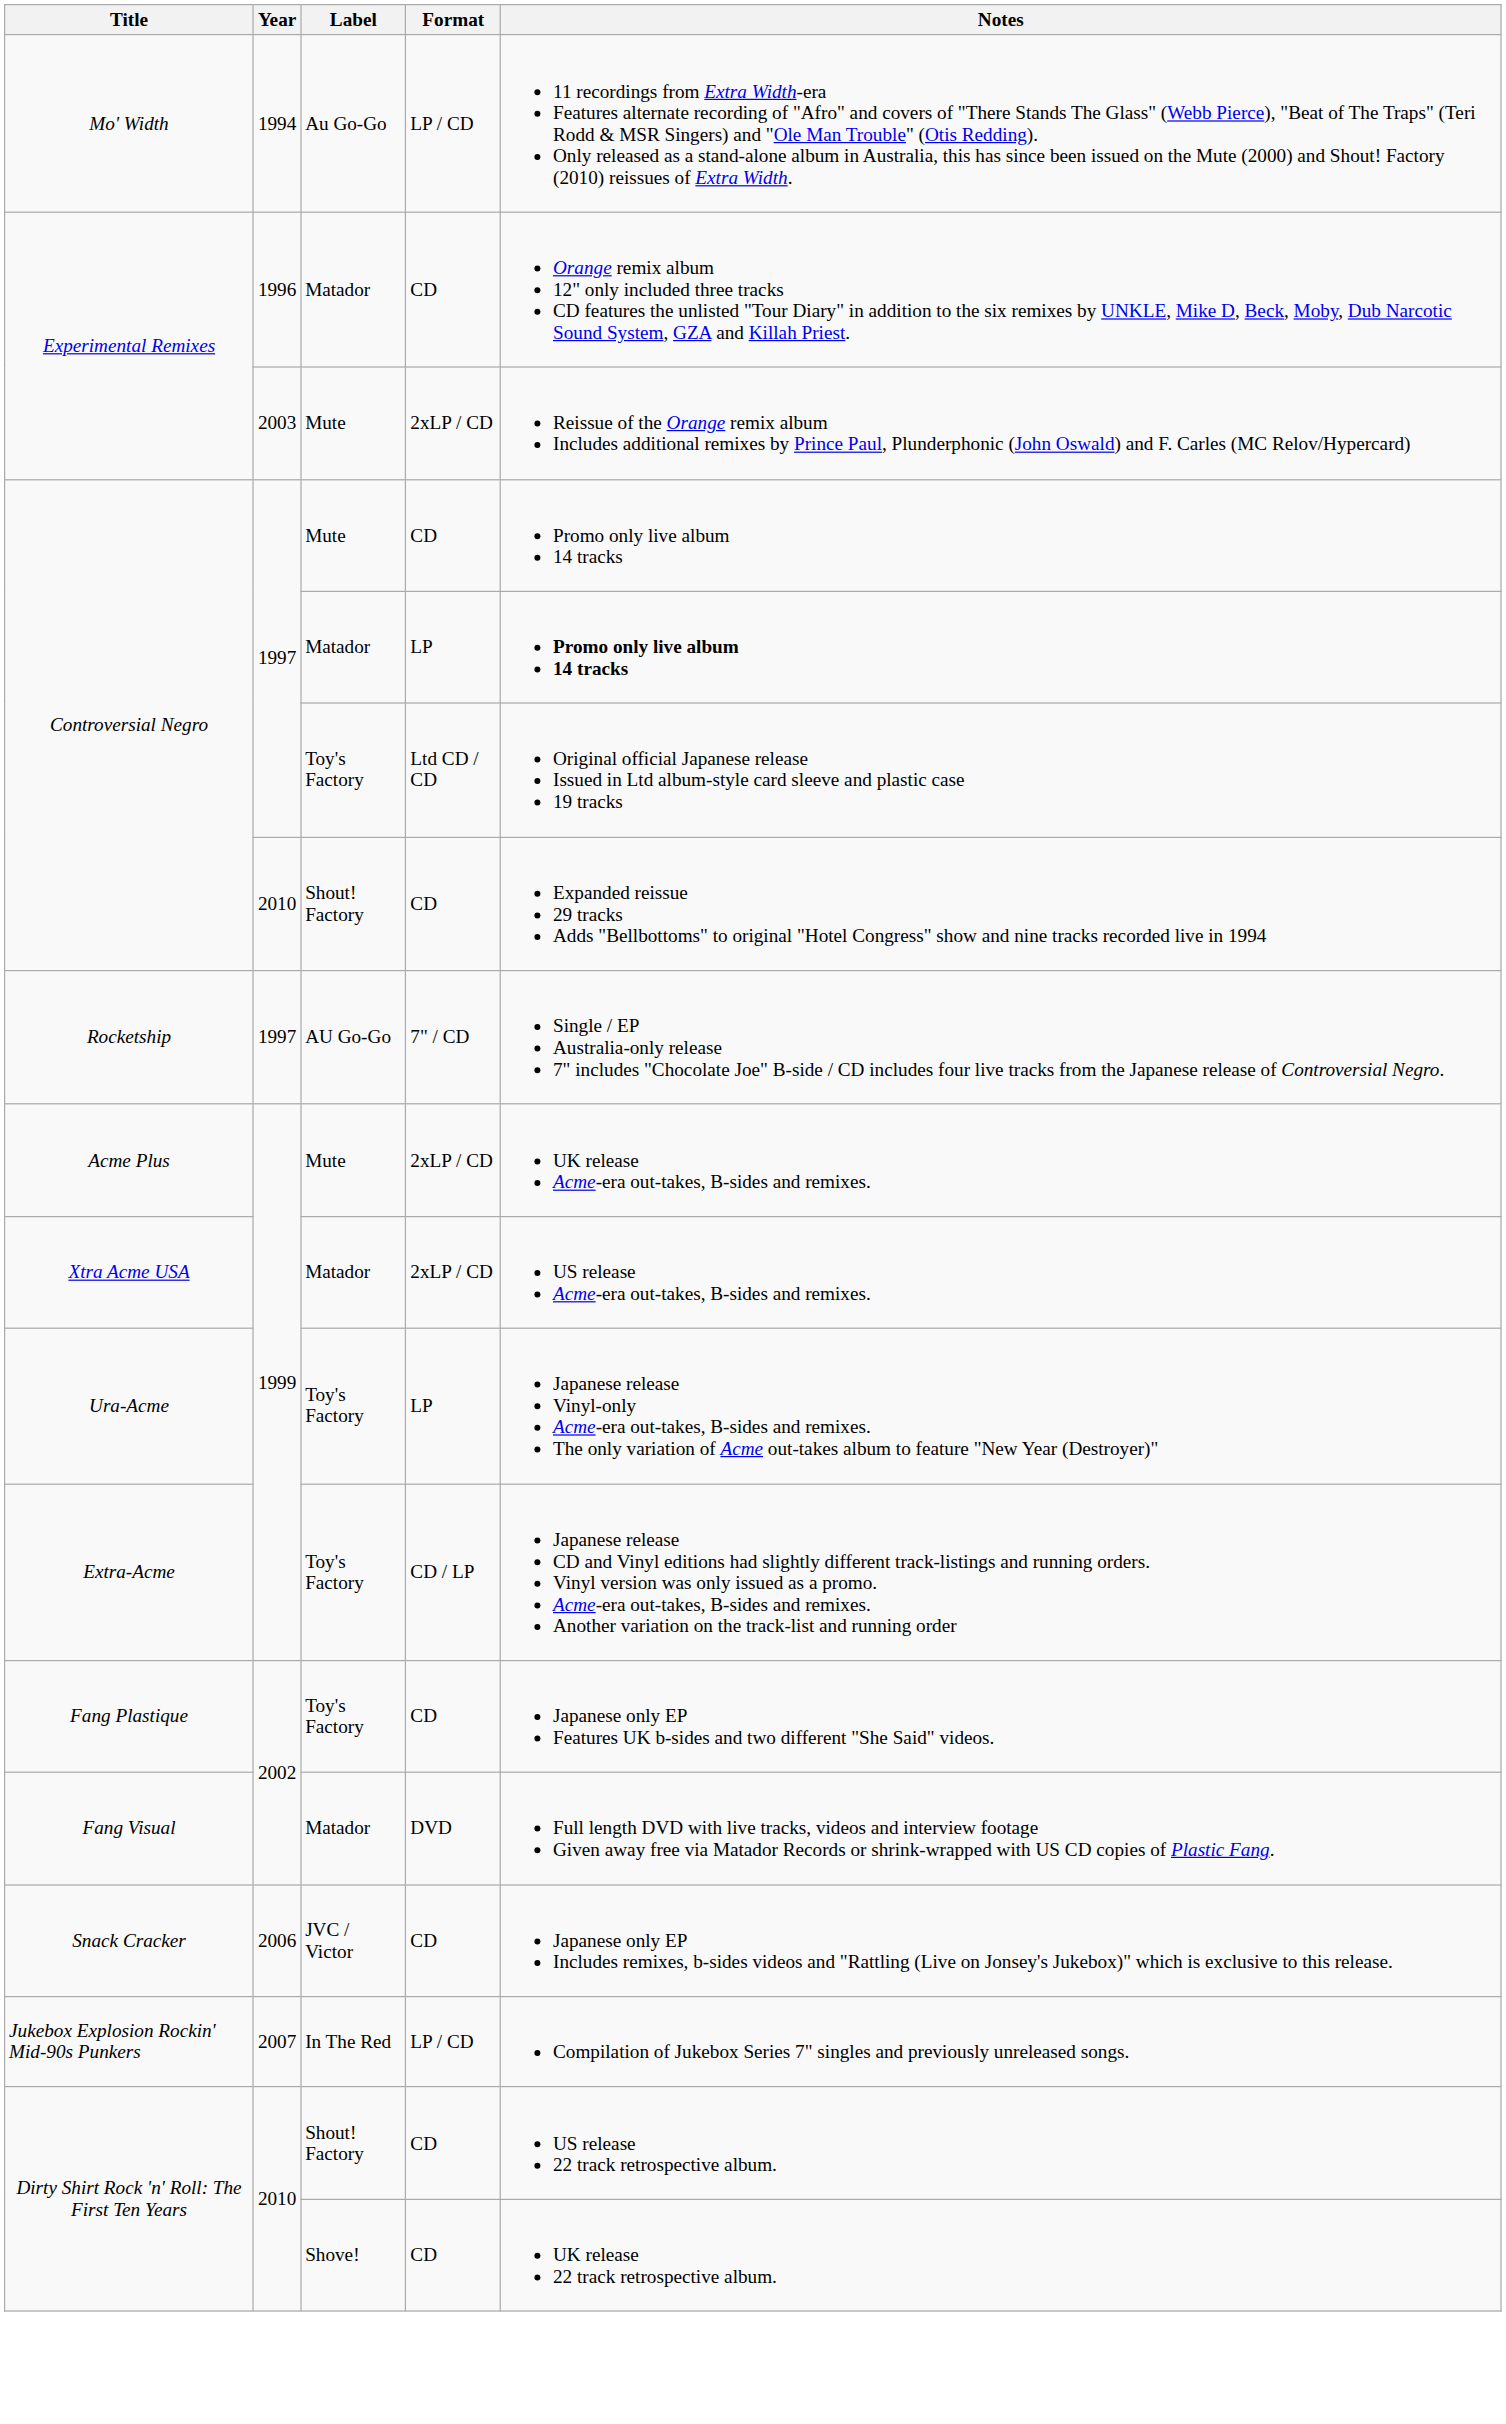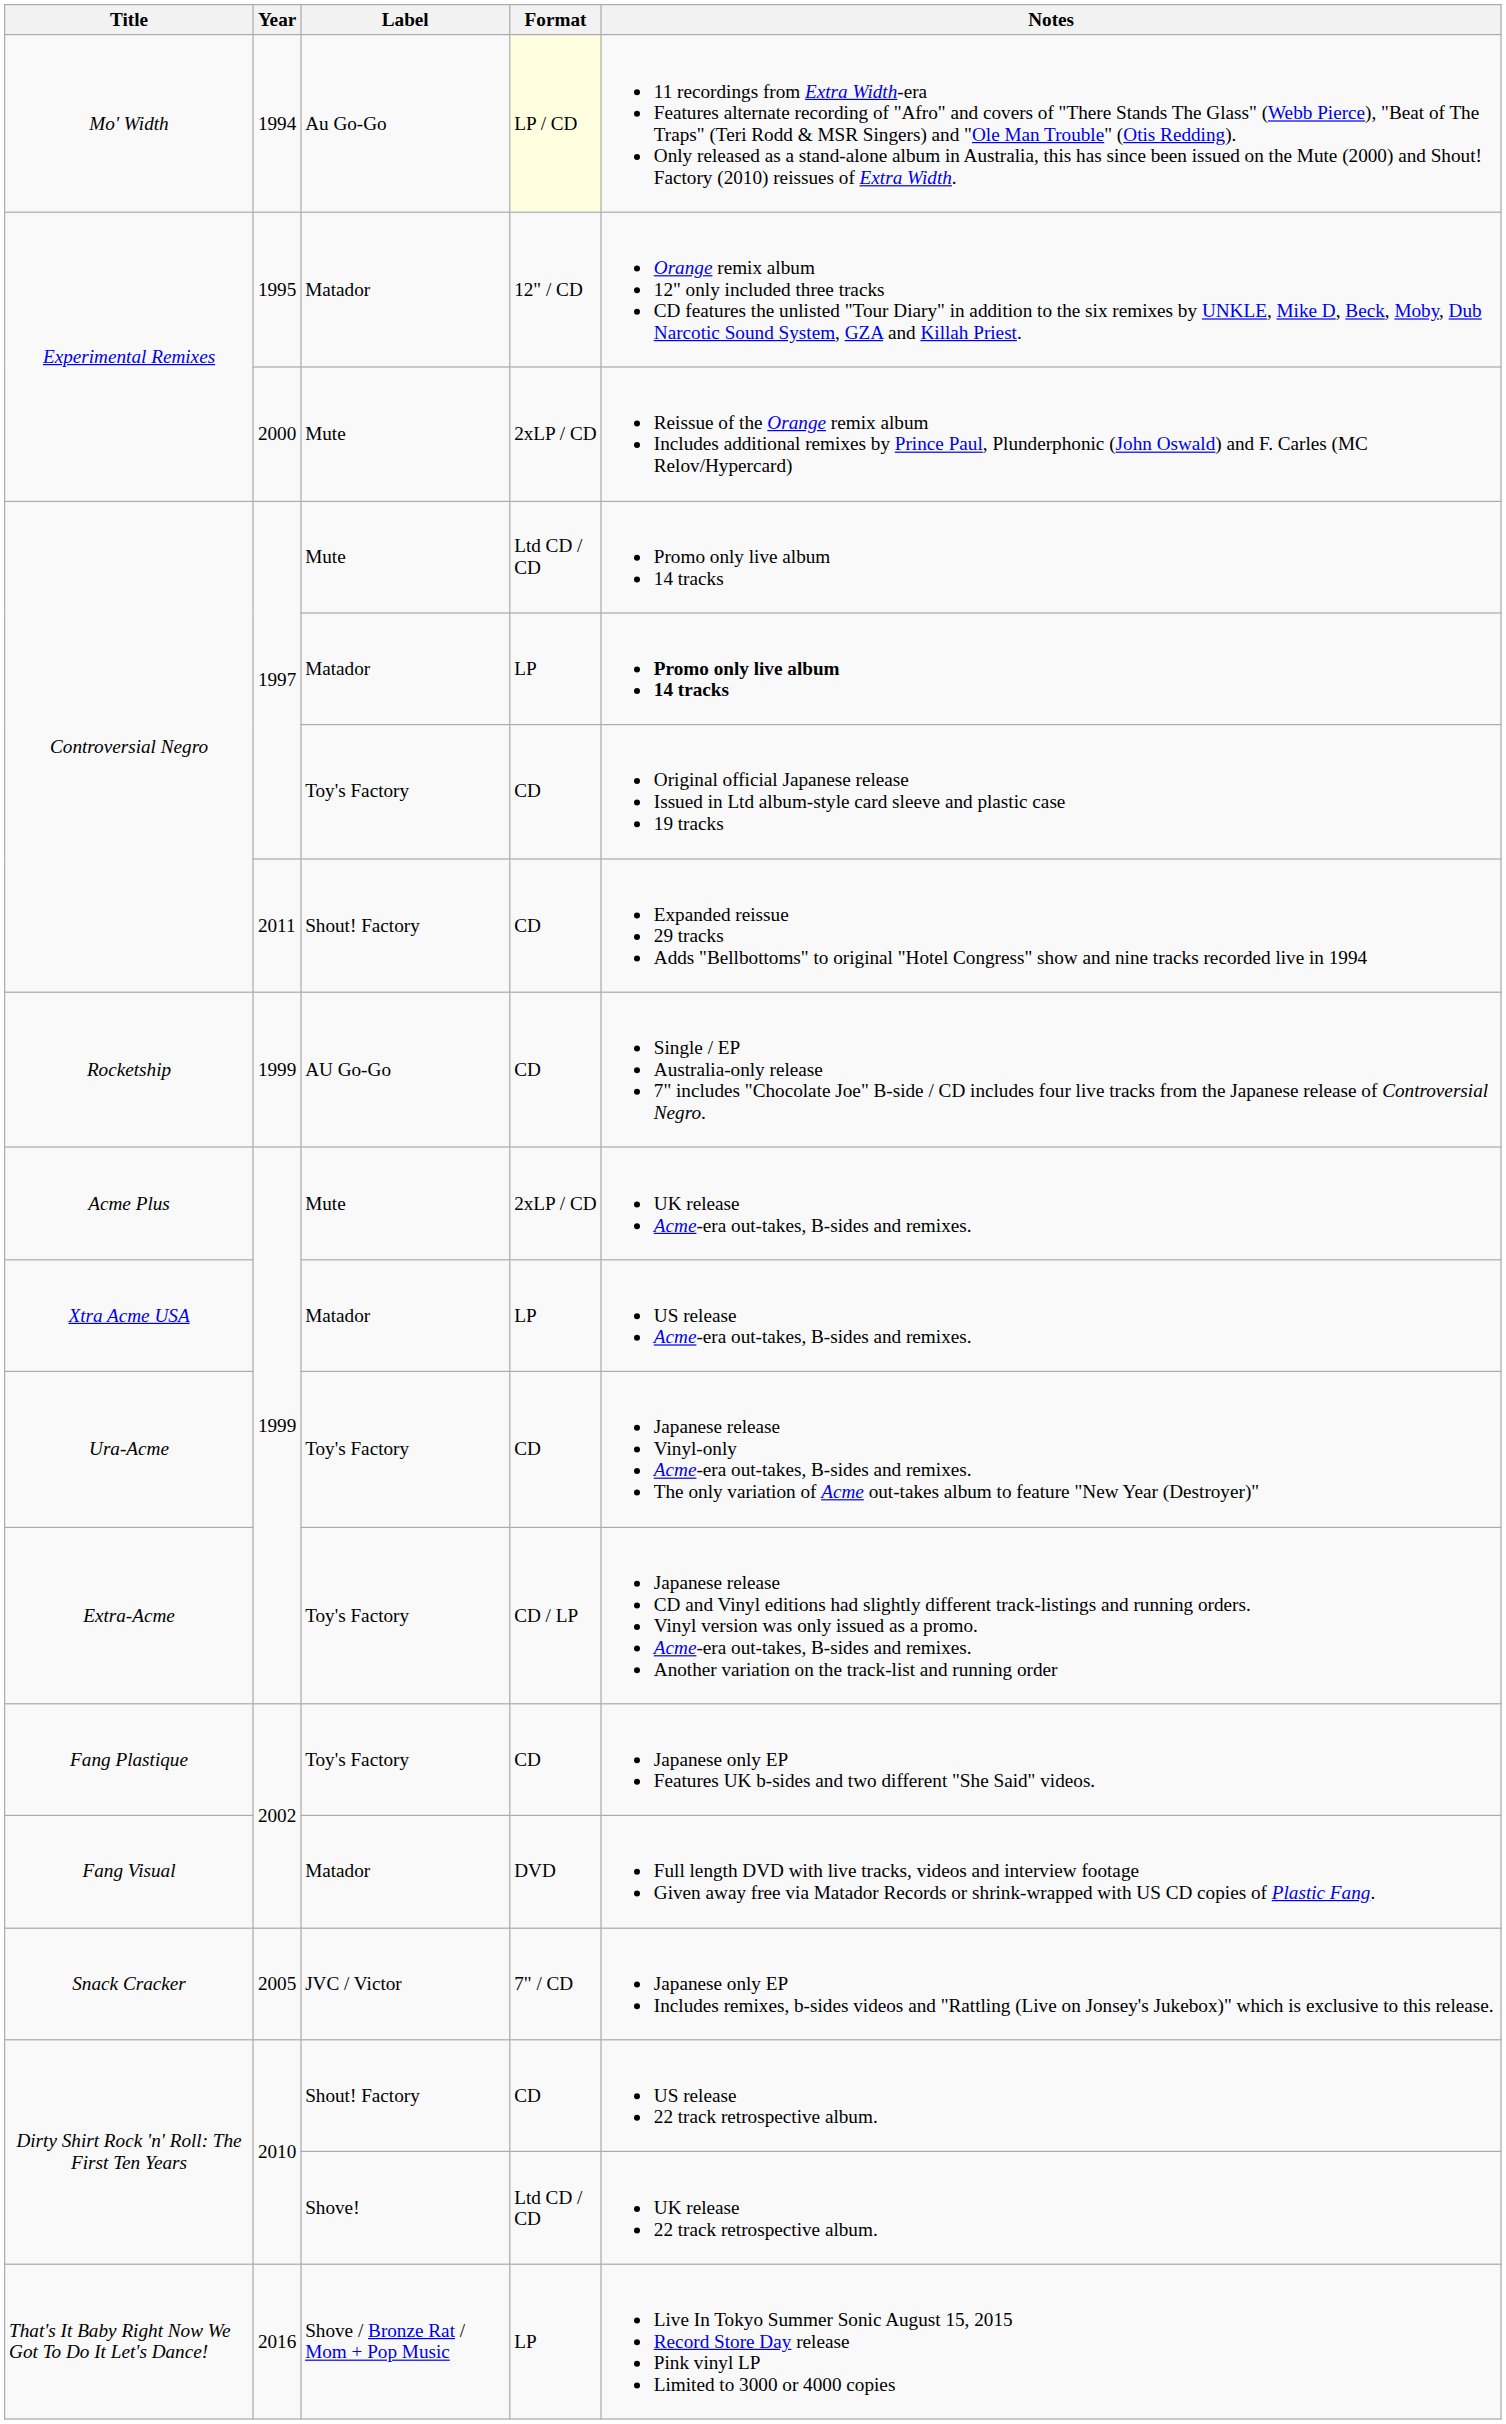(442, 123) no background -> (546, 123) lightyellow background
(277, 289) 1996 -> (277, 289) 1995
(424, 289) CD -> (548, 289) 12" / CD
(277, 423) 2003 -> (277, 433) 2000
(424, 535) CD -> (548, 556) Ltd CD / CD
(445, 770) Ltd CD / CD -> (527, 791) CD
(277, 903) 2010 -> (277, 925) 2011
(277, 1037) 1997 -> (277, 1069) 1999
(440, 1037) 7" / CD -> (527, 1069) CD
(452, 1272) 2xLP / CD -> (525, 1315) LP
(422, 1405) LP -> (527, 1449) CD
(277, 1940) 2006 -> (277, 1983) 2005
(424, 1940) CD -> (544, 1983) 7" / CD
- row: (112, 2041)
(424, 2255) CD -> (548, 2207) Ltd CD / CD
+ row: (120, 2341)
